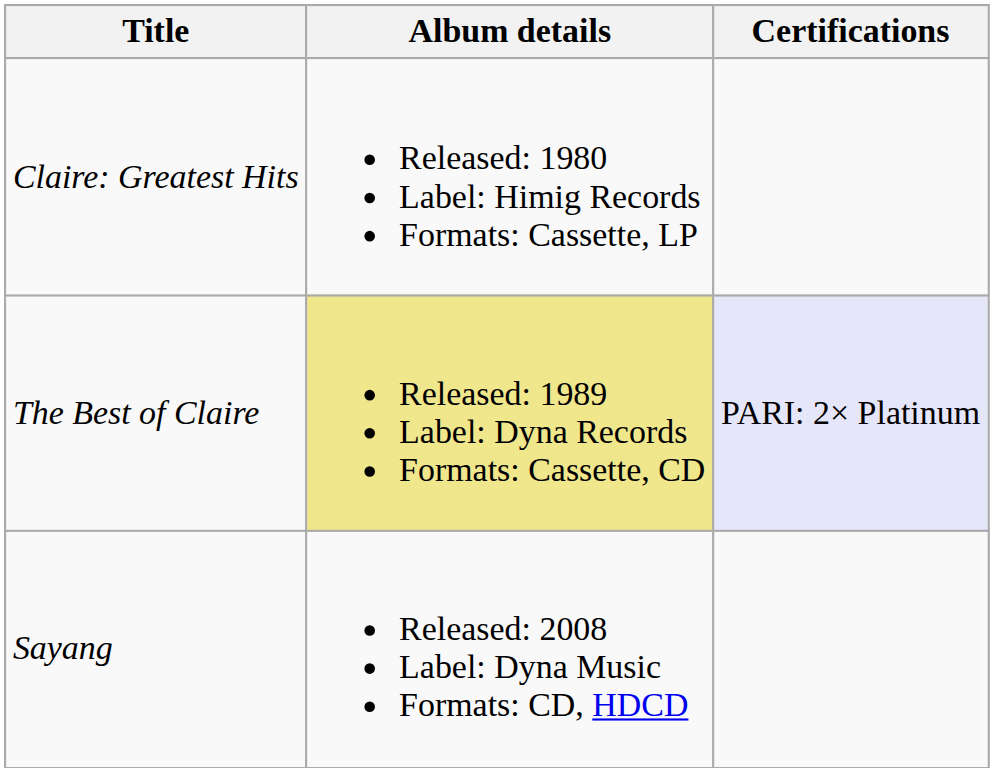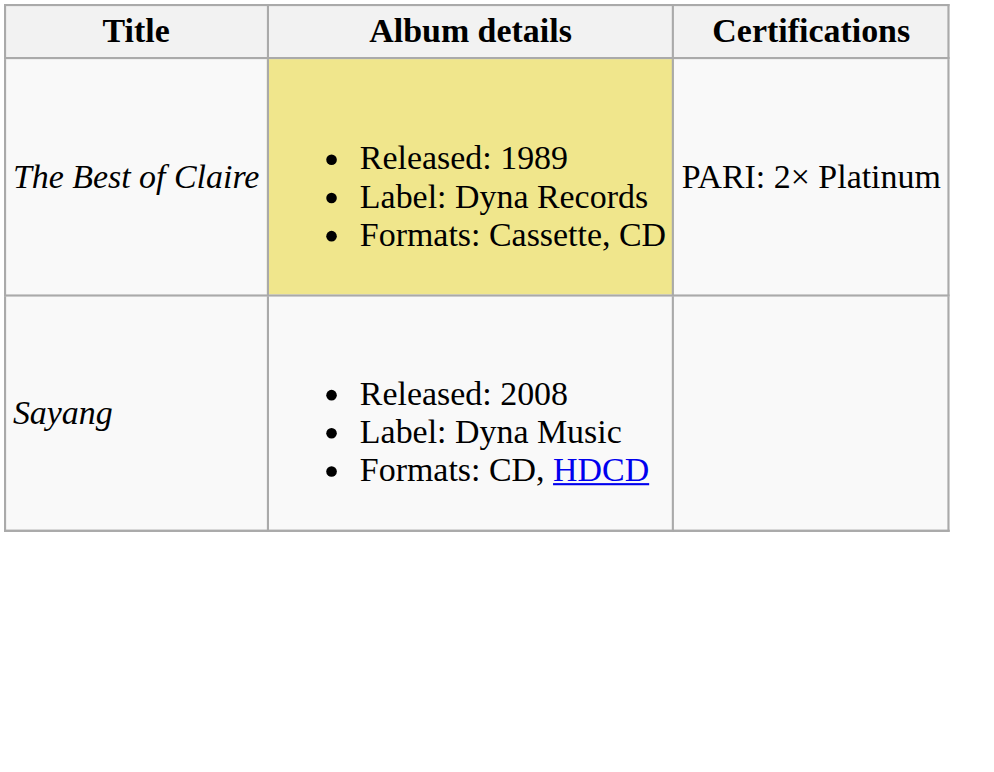- row: (156, 176)
(851, 412) lavender background -> (811, 176) no background
